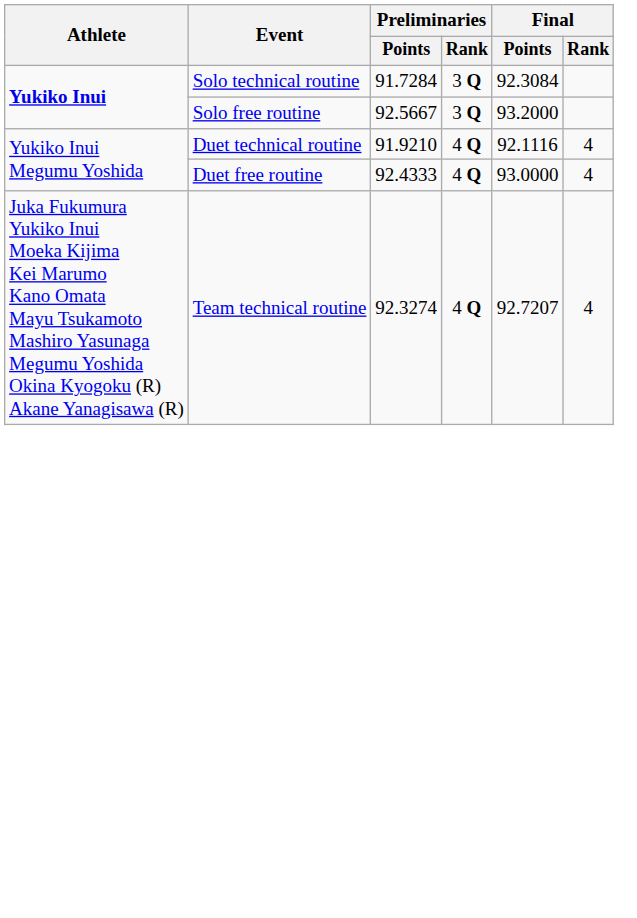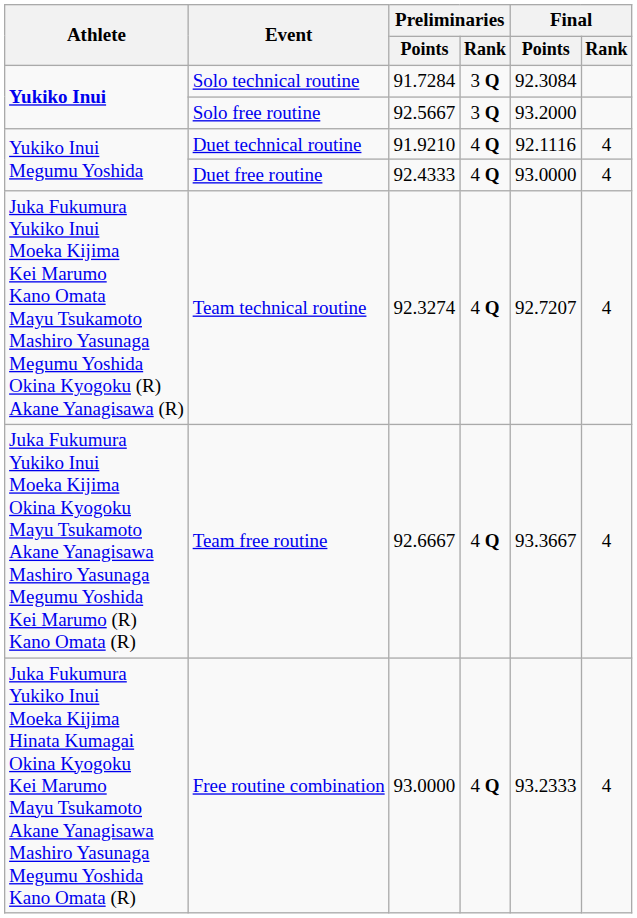+ row: (260, 541)
+ row: (289, 785)
